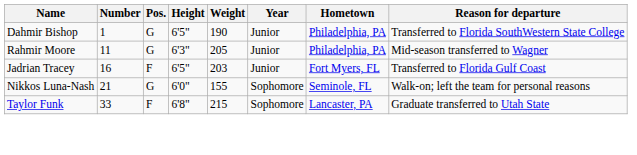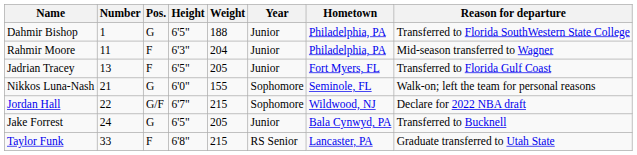(219, 31) 190 -> (219, 31) 188
(150, 50) G -> (149, 50) F
(219, 50) 205 -> (219, 50) 204
(105, 68) 16 -> (105, 68) 13
(219, 68) 203 -> (219, 68) 205
+ row: (34, 104)
+ row: (35, 123)
(277, 104) Sophomore -> (274, 141) RS Senior
